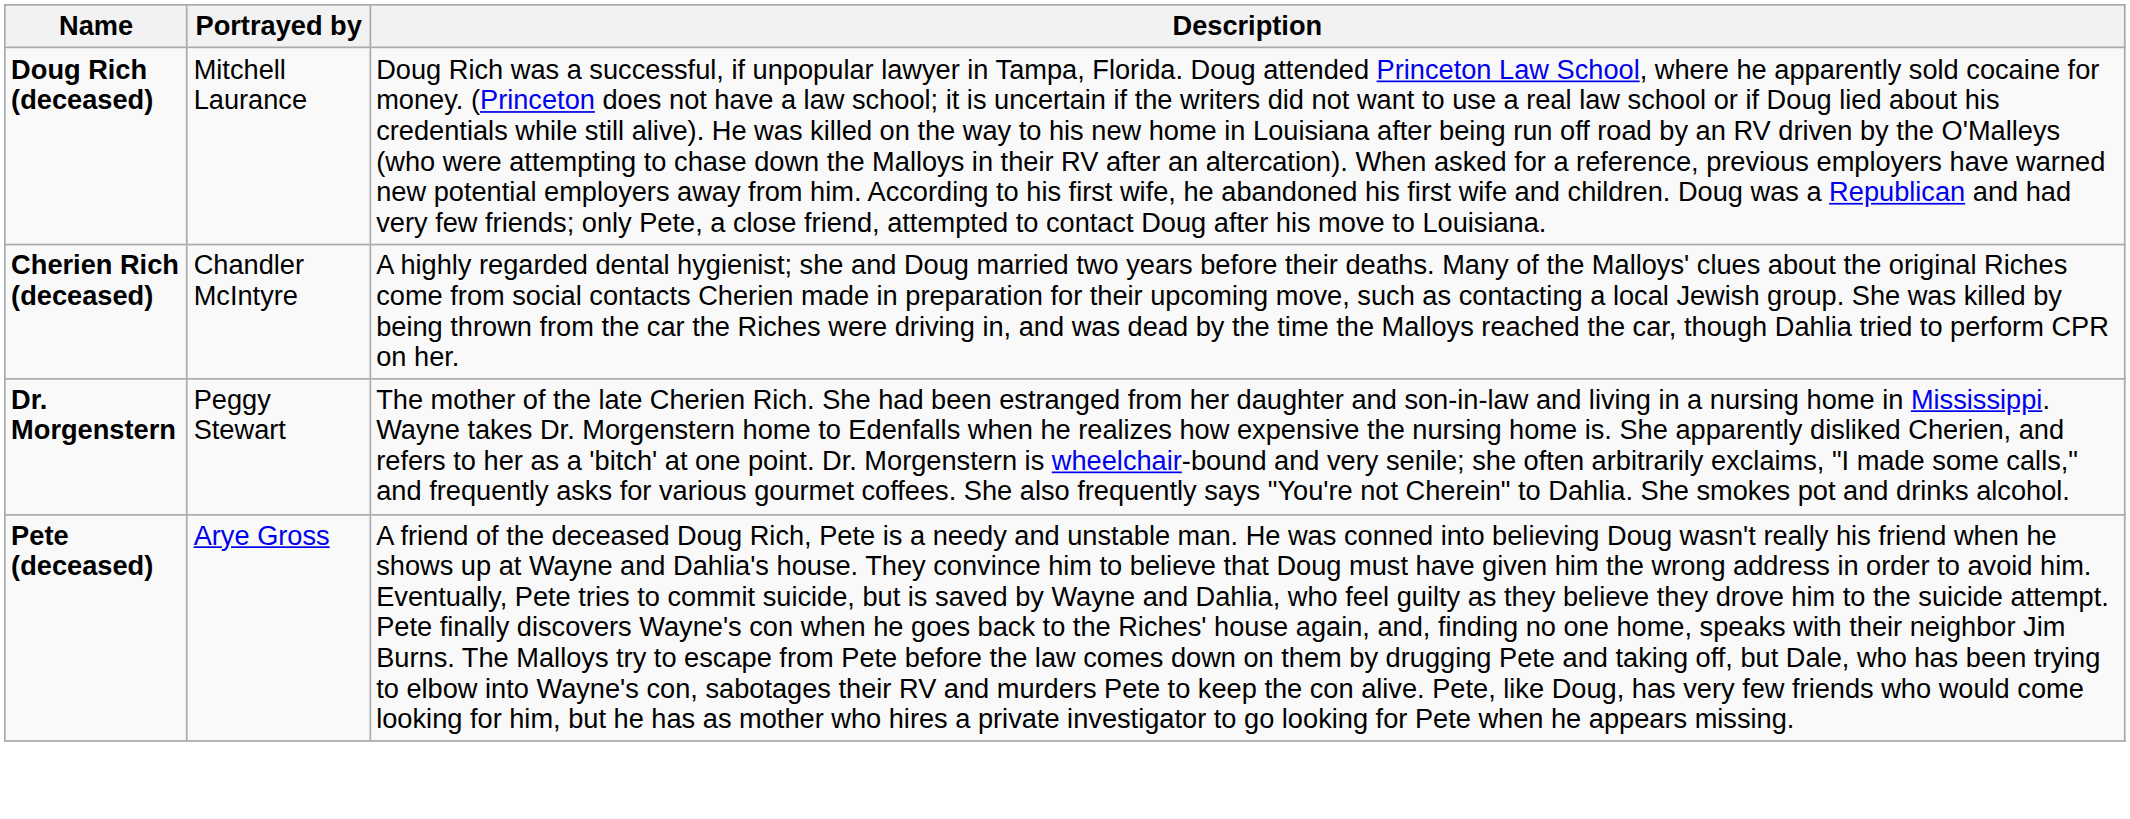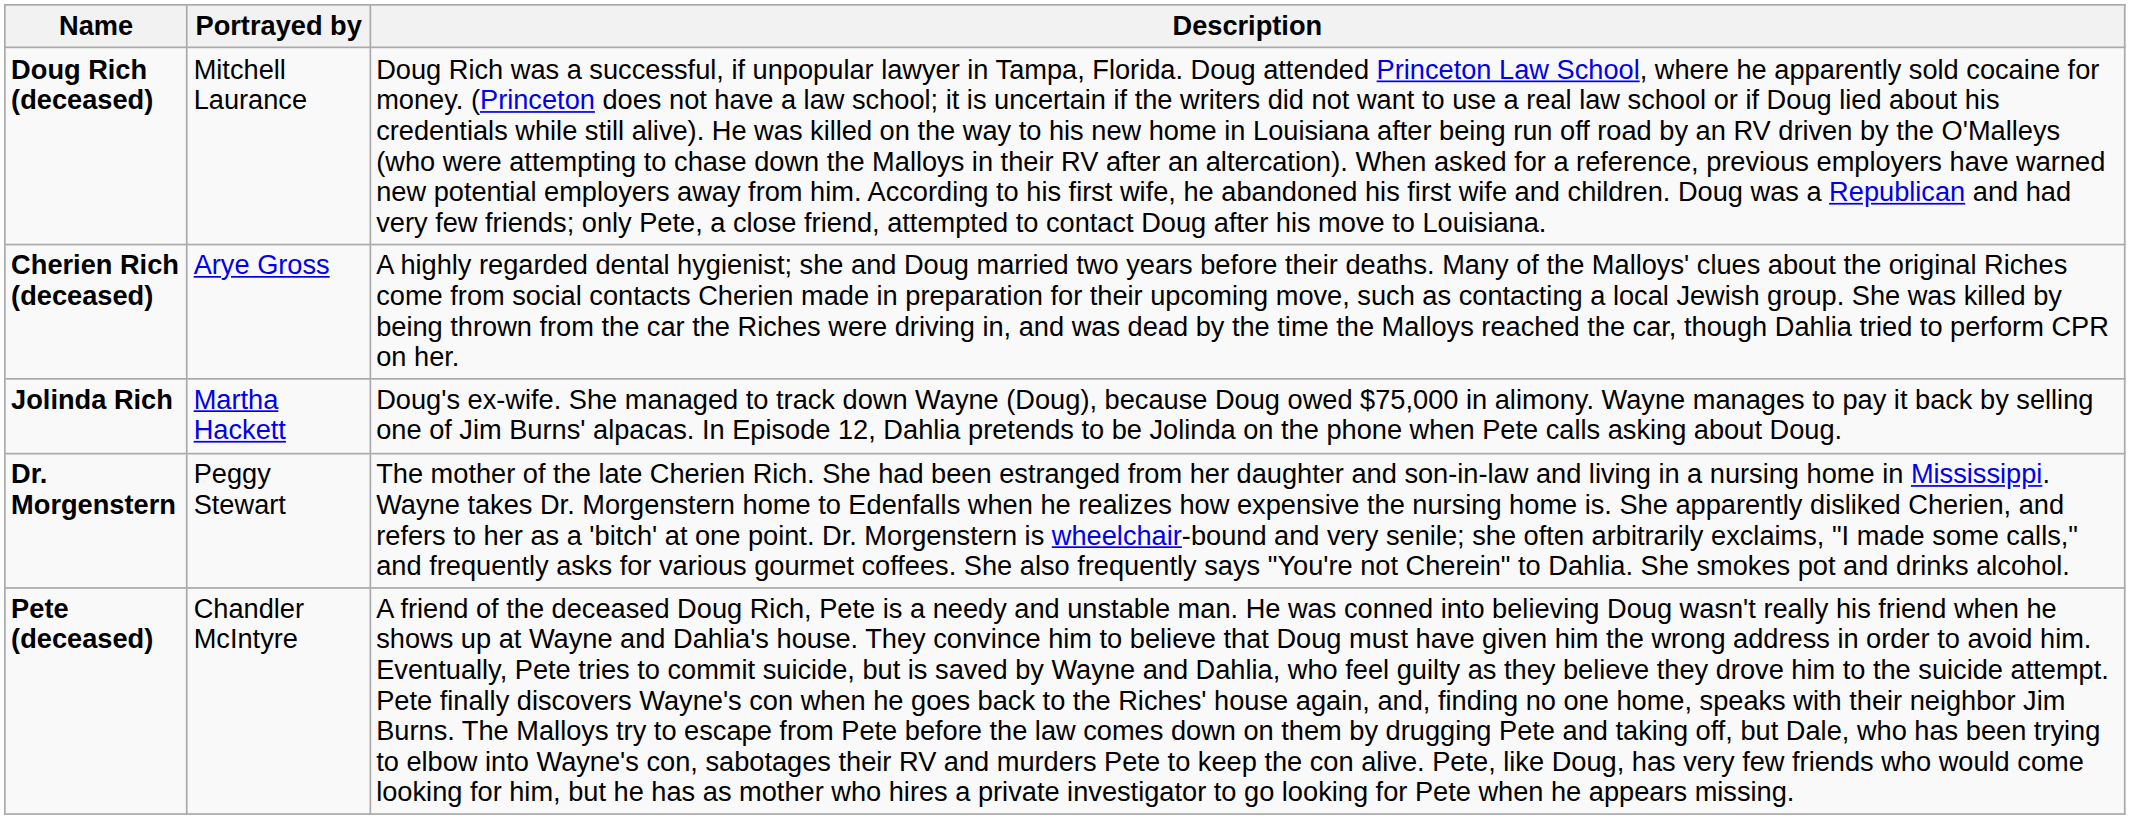(249, 280) Chandler McIntyre -> (262, 265) Arye Gross
+ row: (92, 400)
(262, 535) Arye Gross -> (249, 624) Chandler McIntyre
